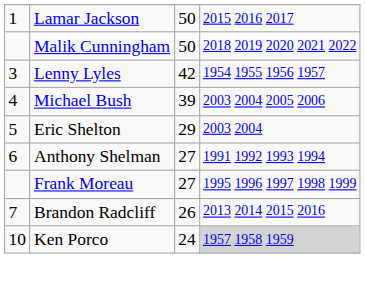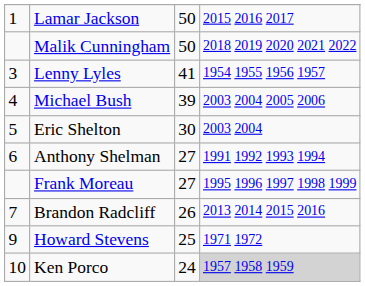(187, 73) 42 -> (187, 73) 41
(187, 128) 29 -> (187, 128) 30
+ row: (91, 239)
